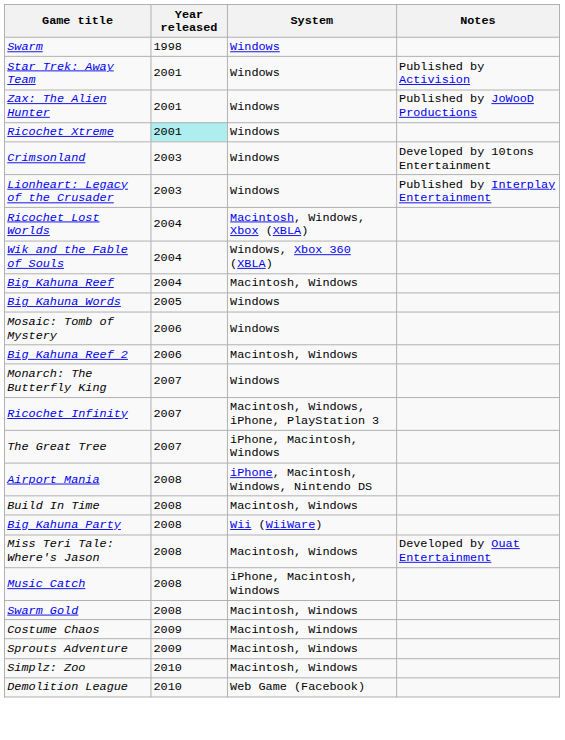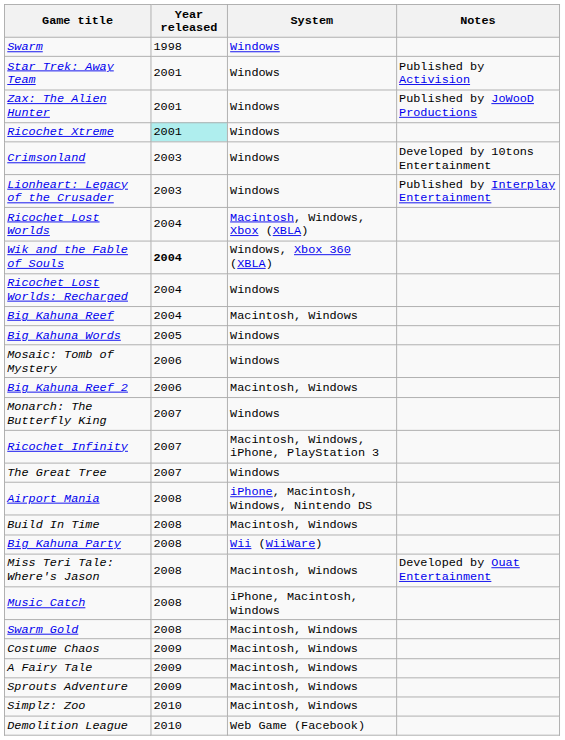(168, 257) normal -> (168, 257) bold
+ row: (68, 290)
(294, 447) iPhone, Macintosh, Windows -> (255, 473) Windows
+ row: (50, 668)
